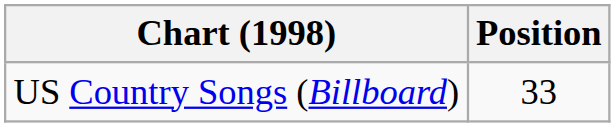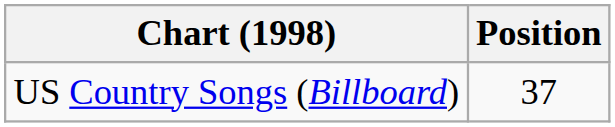(539, 91) 33 -> (539, 91) 37
